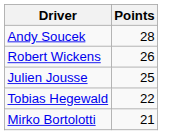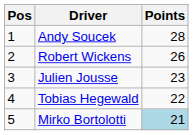+ column: (20, 15)
(147, 78) 25 -> (178, 78) 23
(147, 120) no background -> (178, 120) lightblue background
